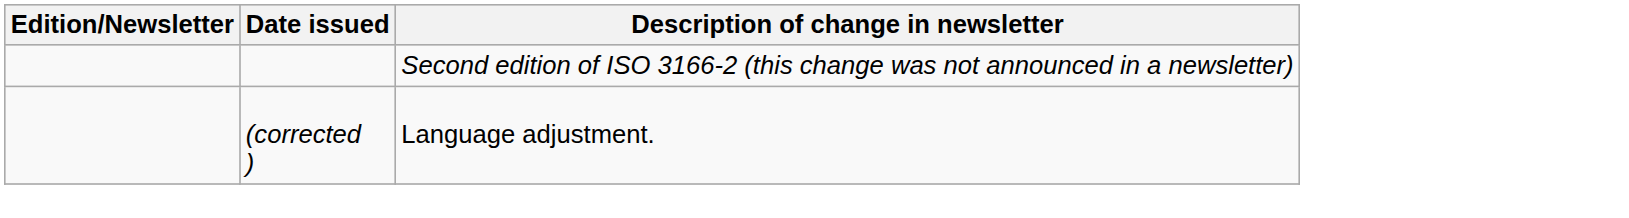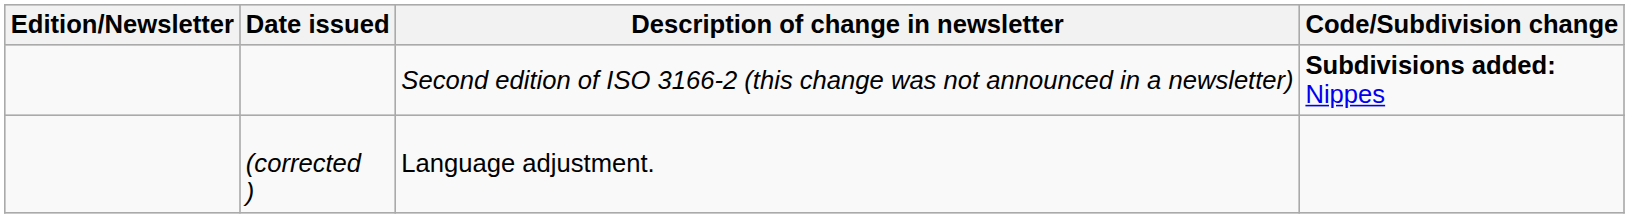+ column: (1462, 24)
